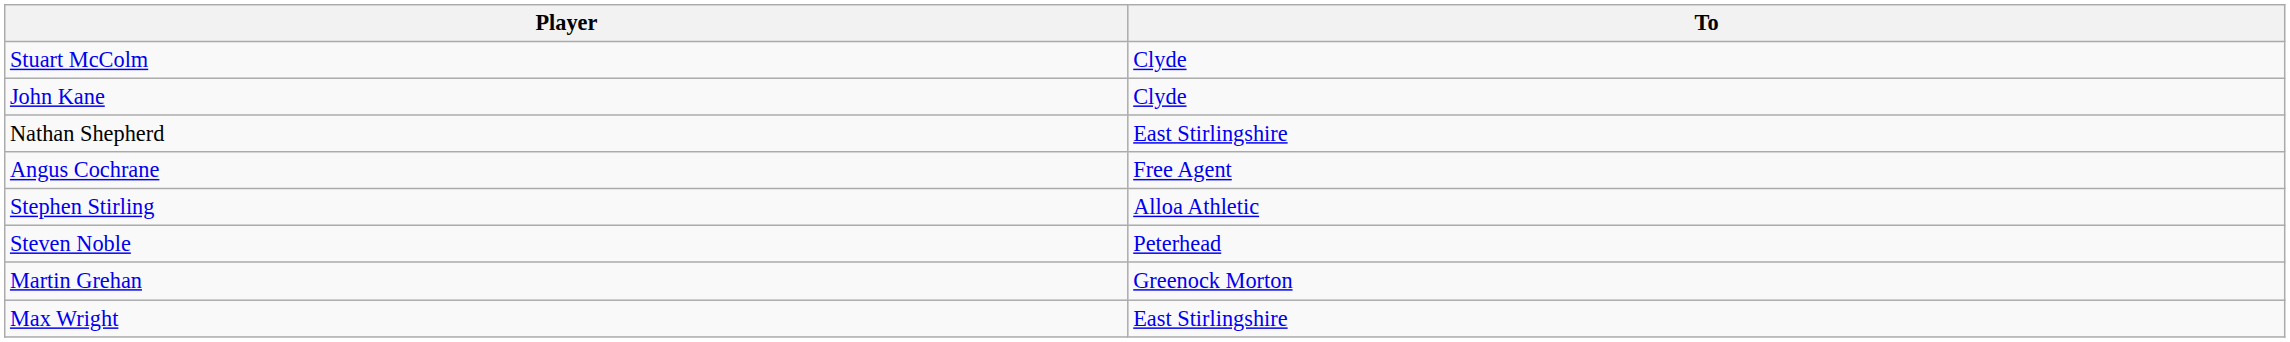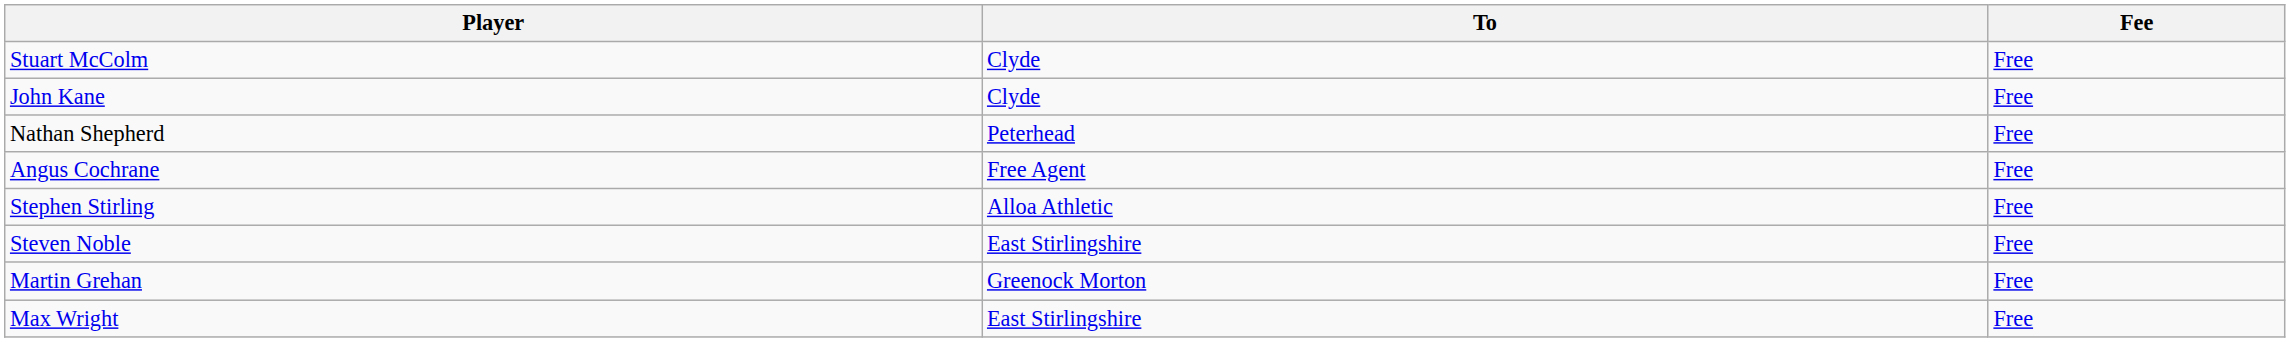+ column: (2137, 23)
(1210, 133) East Stirlingshire -> (1031, 133) Peterhead
(1177, 244) Peterhead -> (1064, 244) East Stirlingshire
